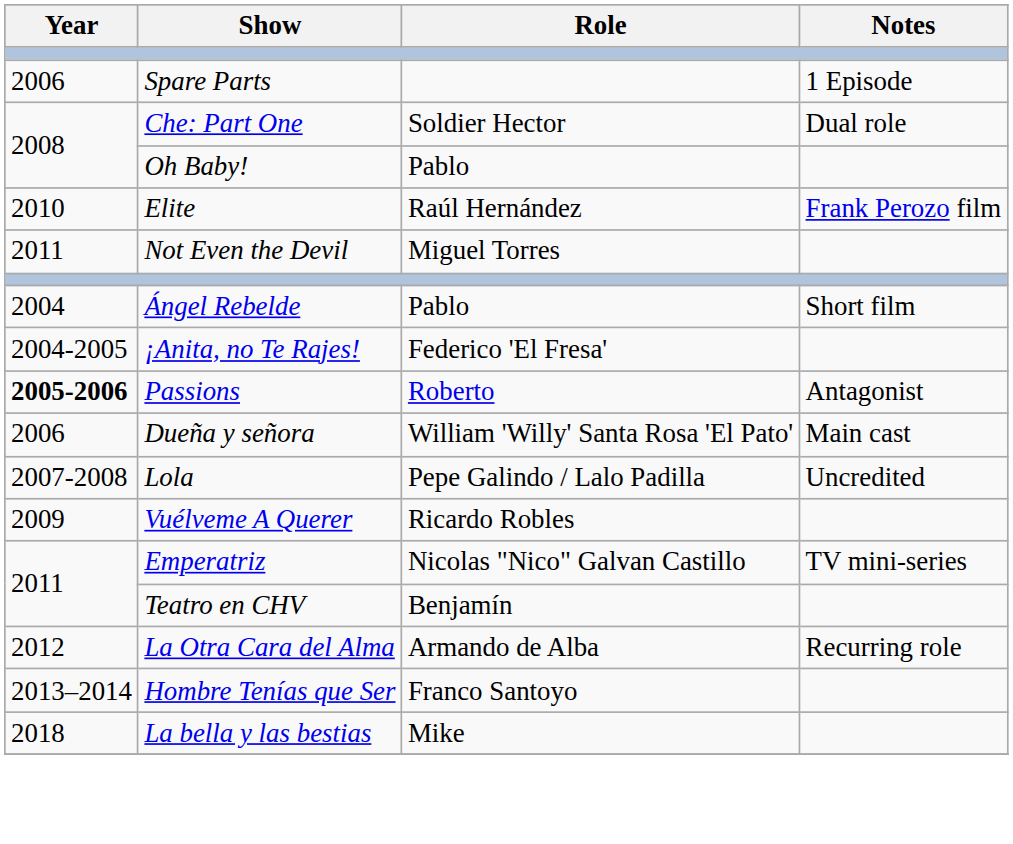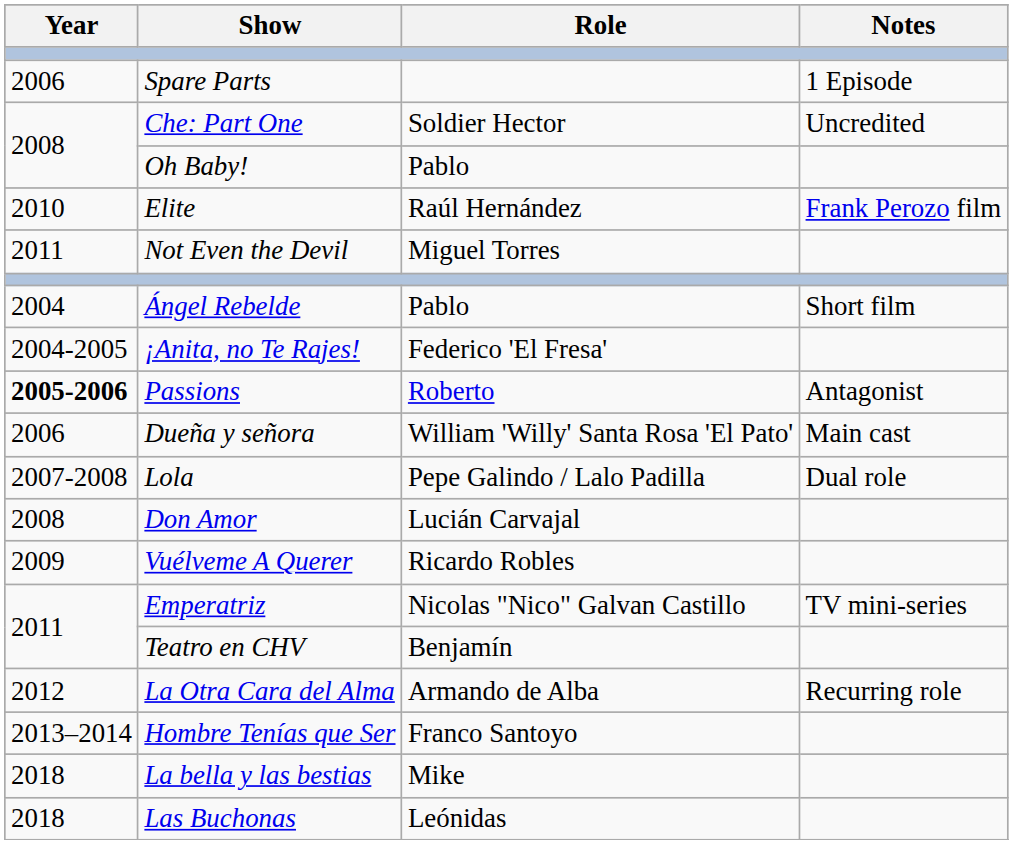(856, 123) Dual role -> (865, 123) Uncredited
(865, 476) Uncredited -> (856, 476) Dual role
+ row: (201, 519)
+ row: (220, 817)
